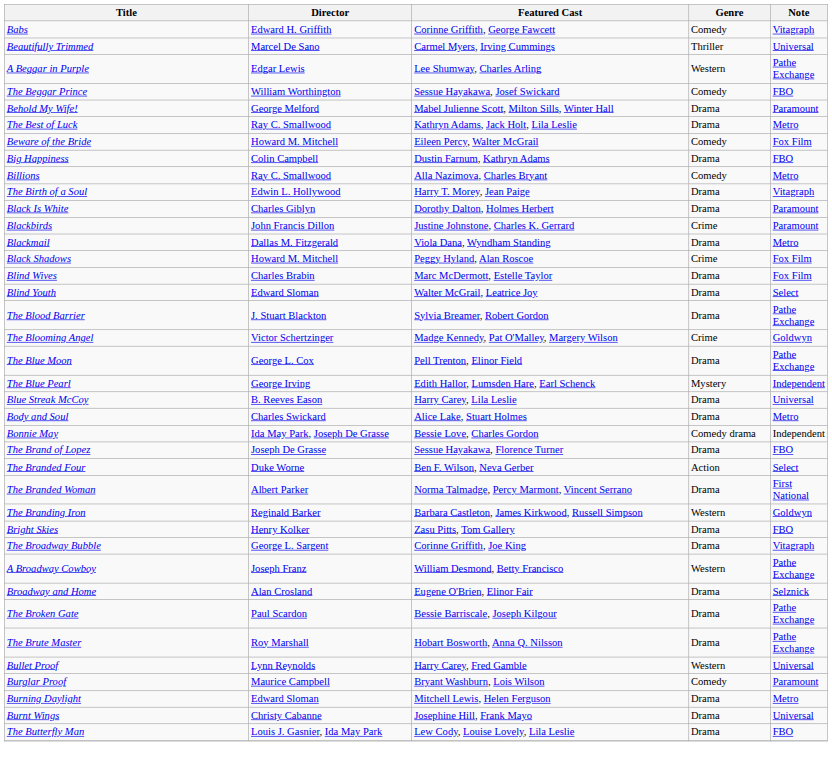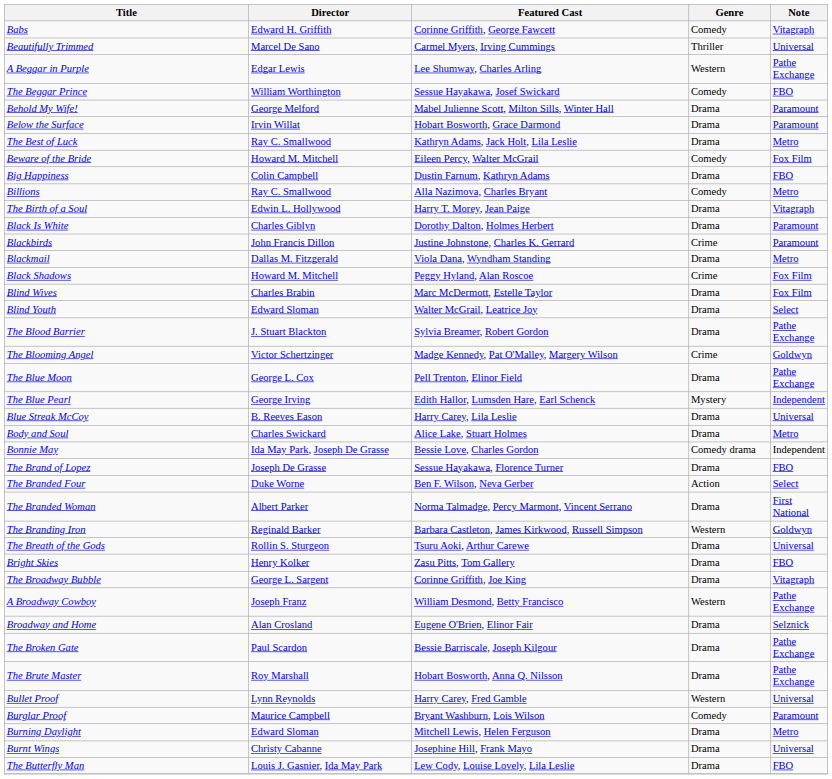+ row: (45, 125)
+ row: (56, 546)
